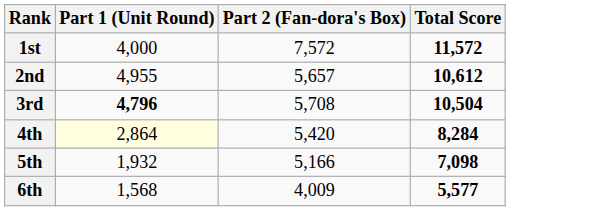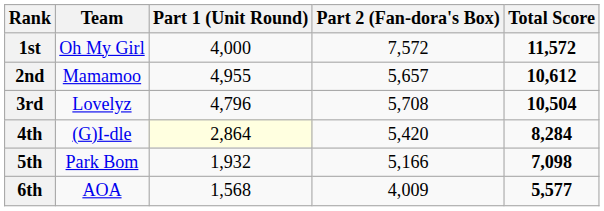+ column: (102, 18)
(137, 104) bold -> (231, 104) normal
